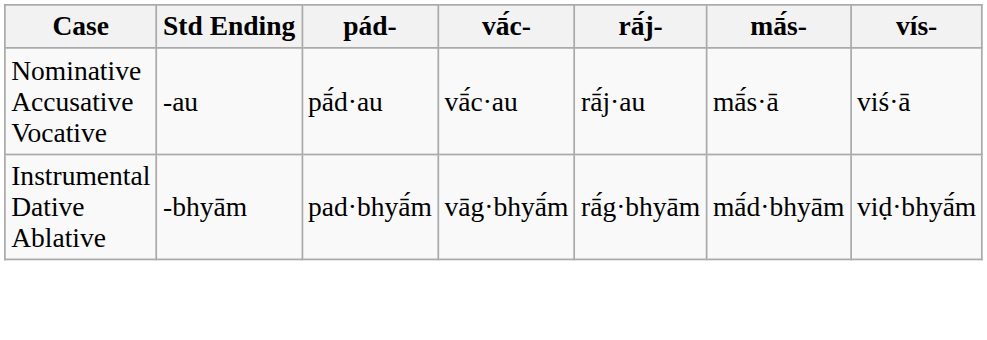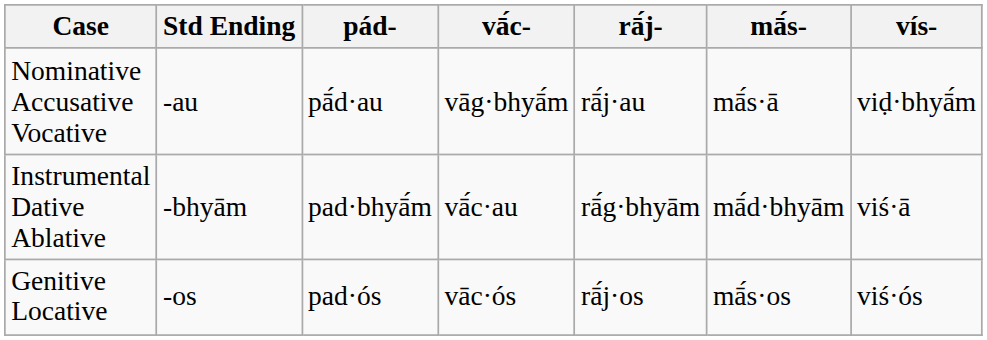(481, 100) vā́c·au -> (506, 100) vāg·bhyā́m
(884, 100) viś·ā -> (917, 100) viḍ·bhyā́m
(506, 206) vāg·bhyā́m -> (481, 206) vā́c·au
(917, 206) viḍ·bhyā́m -> (884, 206) viś·ā
+ row: (59, 296)
